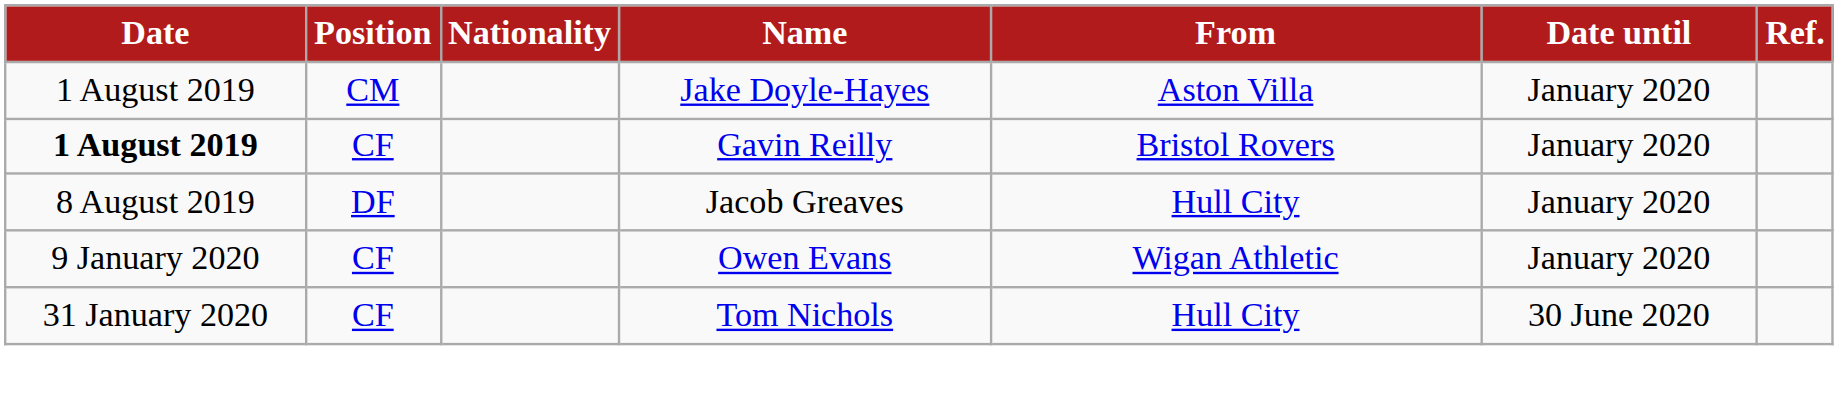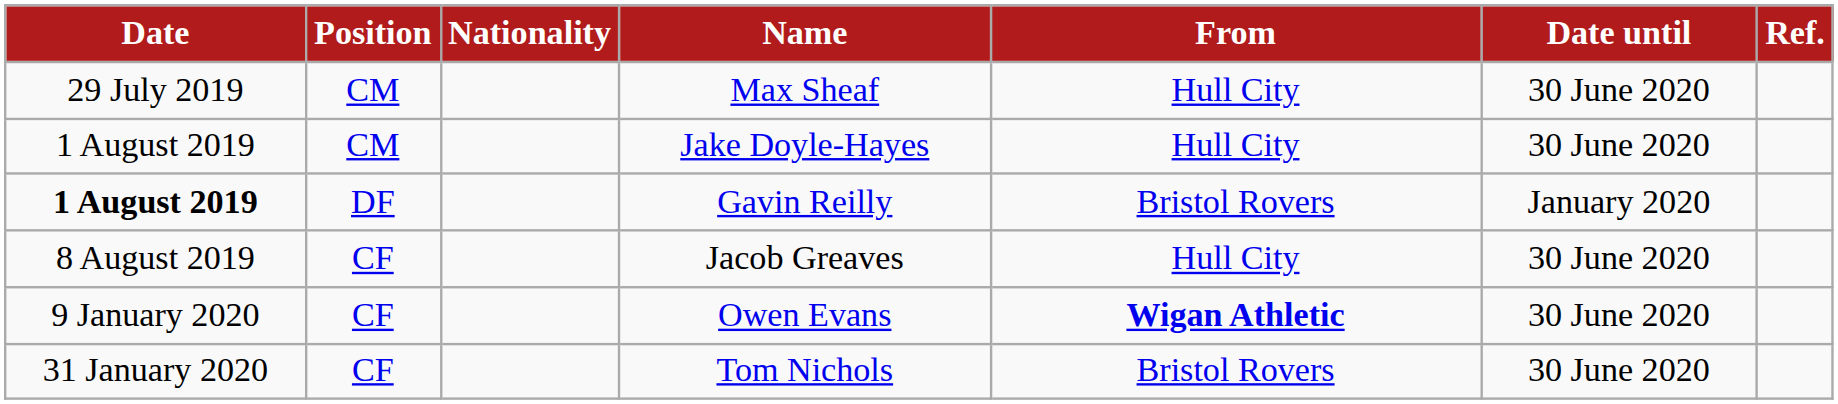+ row: (805, 89)
(1236, 89) Aston Villa -> (1236, 145) Hull City
(1619, 89) January 2020 -> (1619, 145) 30 June 2020
(373, 145) CF -> (373, 201) DF
(373, 201) DF -> (373, 258) CF
(1619, 201) January 2020 -> (1619, 258) 30 June 2020
(1236, 258) normal -> (1236, 314) bold
(1619, 258) January 2020 -> (1619, 314) 30 June 2020
(1236, 314) Hull City -> (1236, 370) Bristol Rovers
